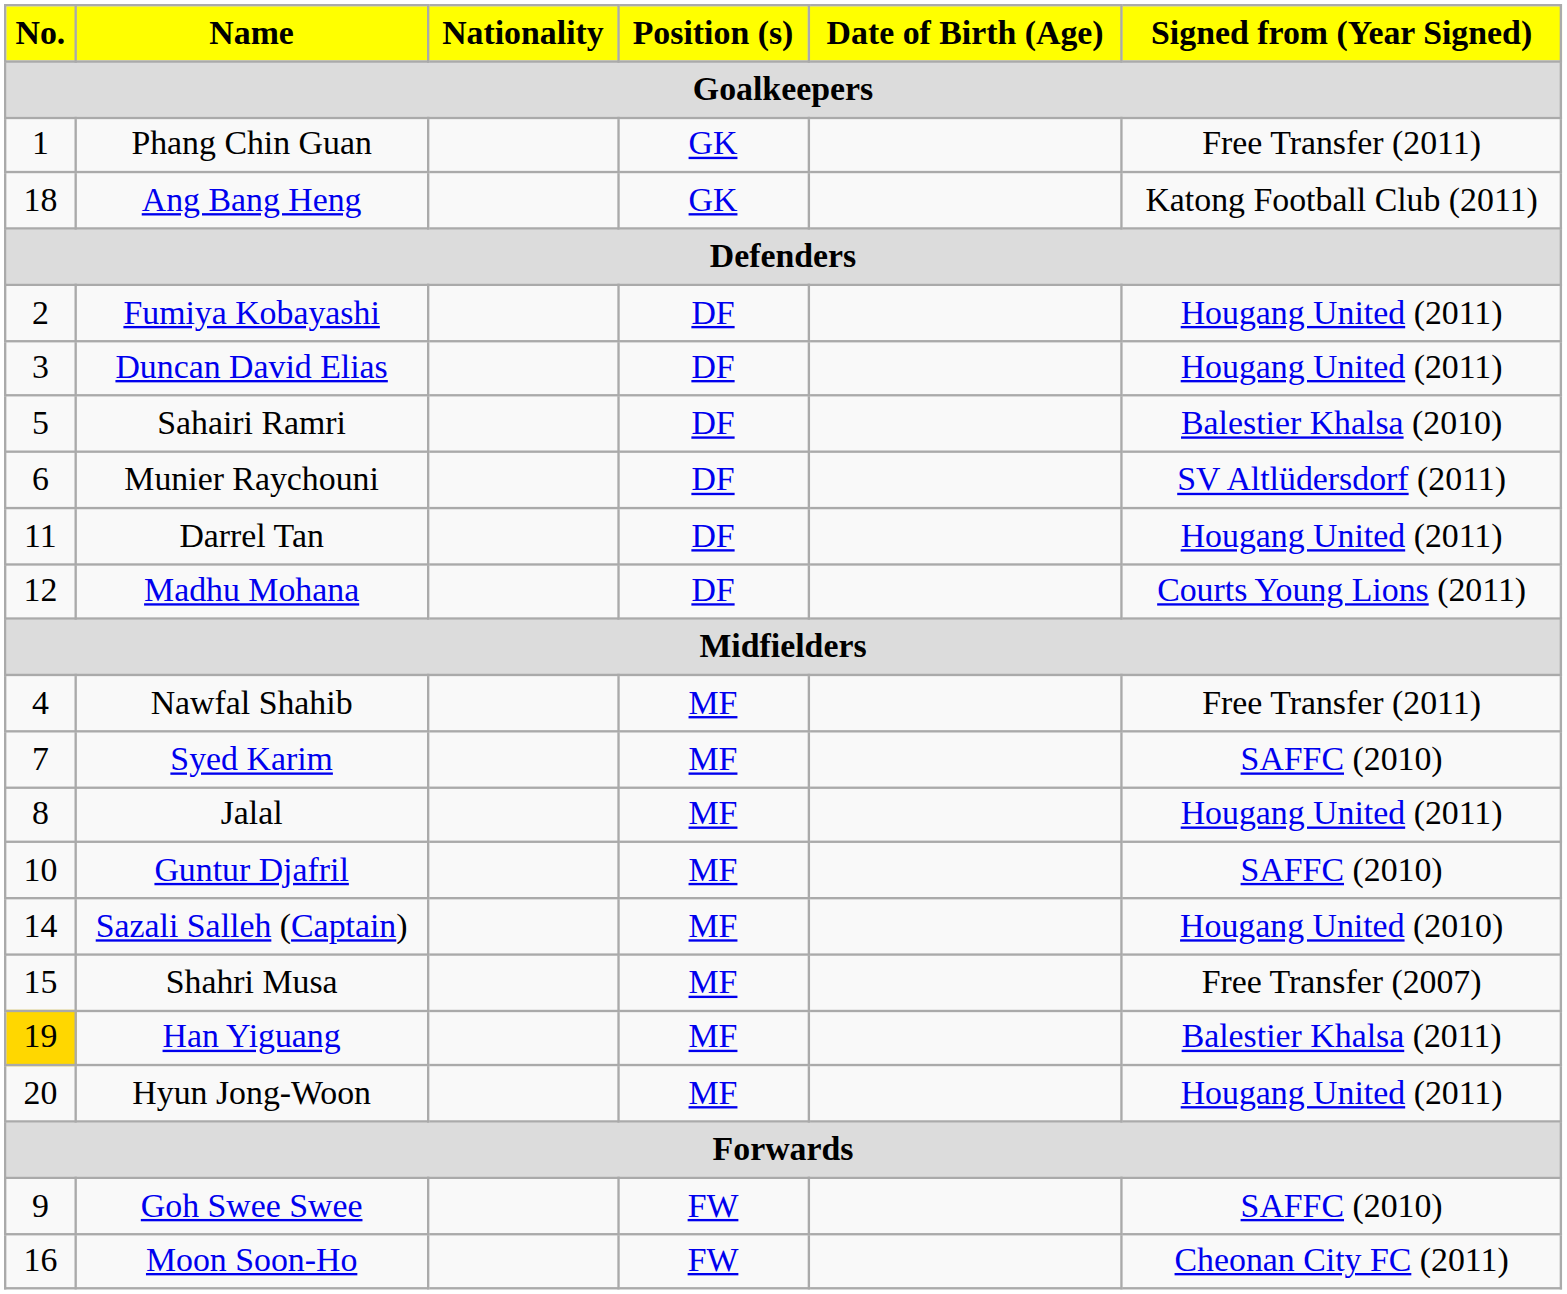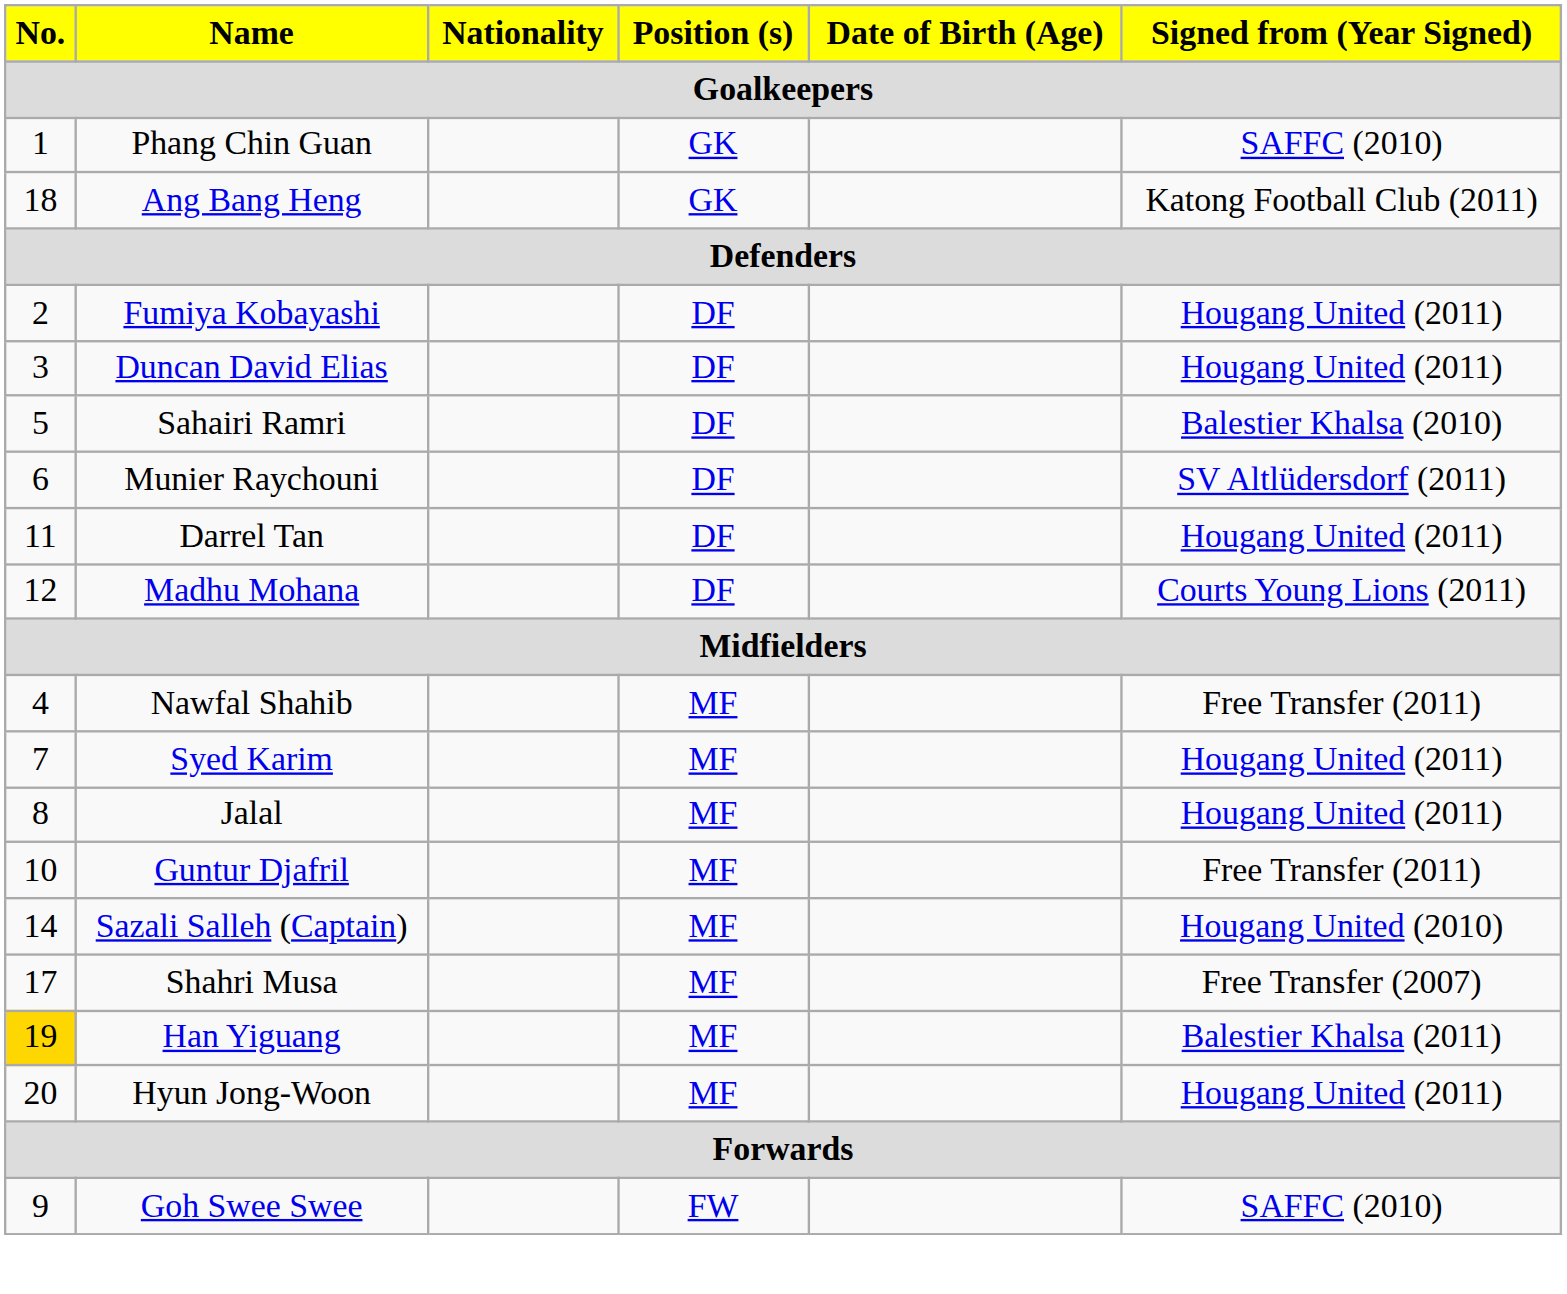(1342, 144) Free Transfer (2011) -> (1342, 144) SAFFC (2010)
(1342, 758) SAFFC (2010) -> (1342, 758) Hougang United (2011)
(1342, 869) SAFFC (2010) -> (1342, 869) Free Transfer (2011)
(40, 981) 15 -> (40, 981) 17
- row: (252, 1260)
